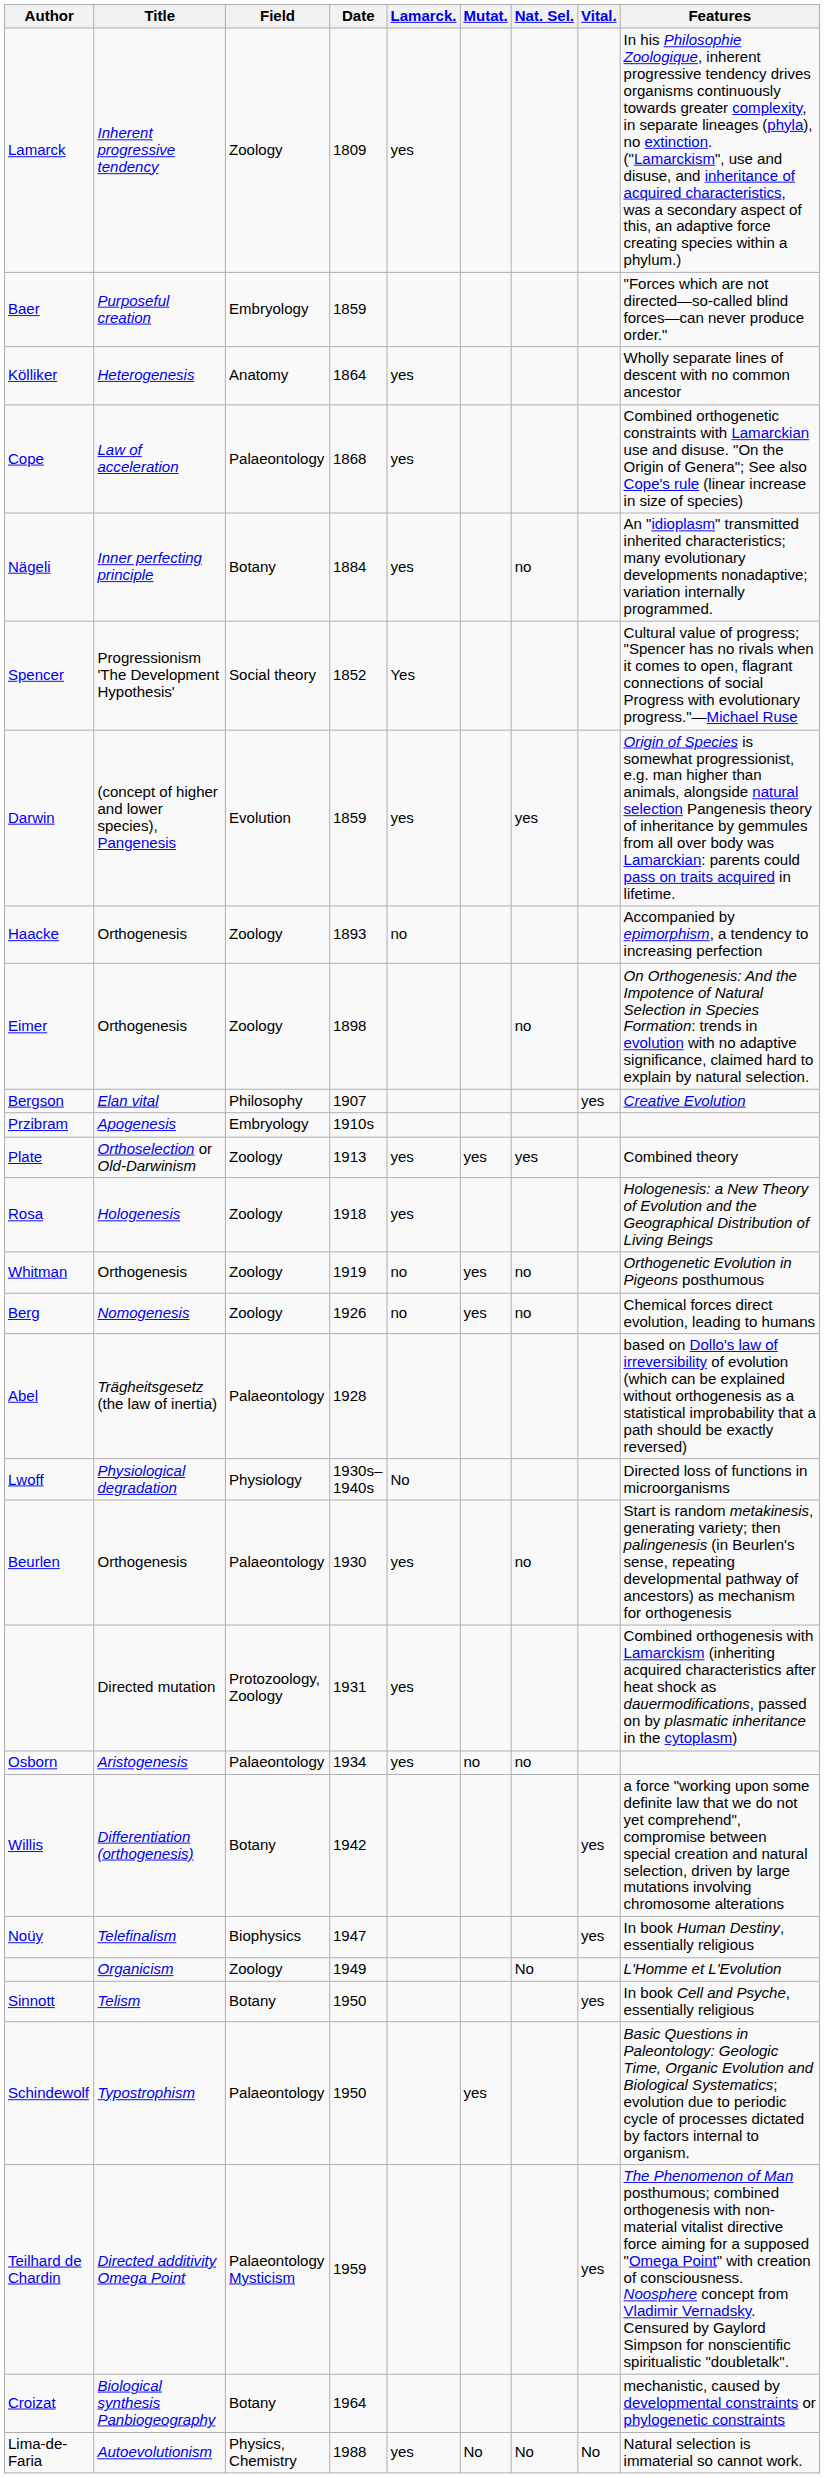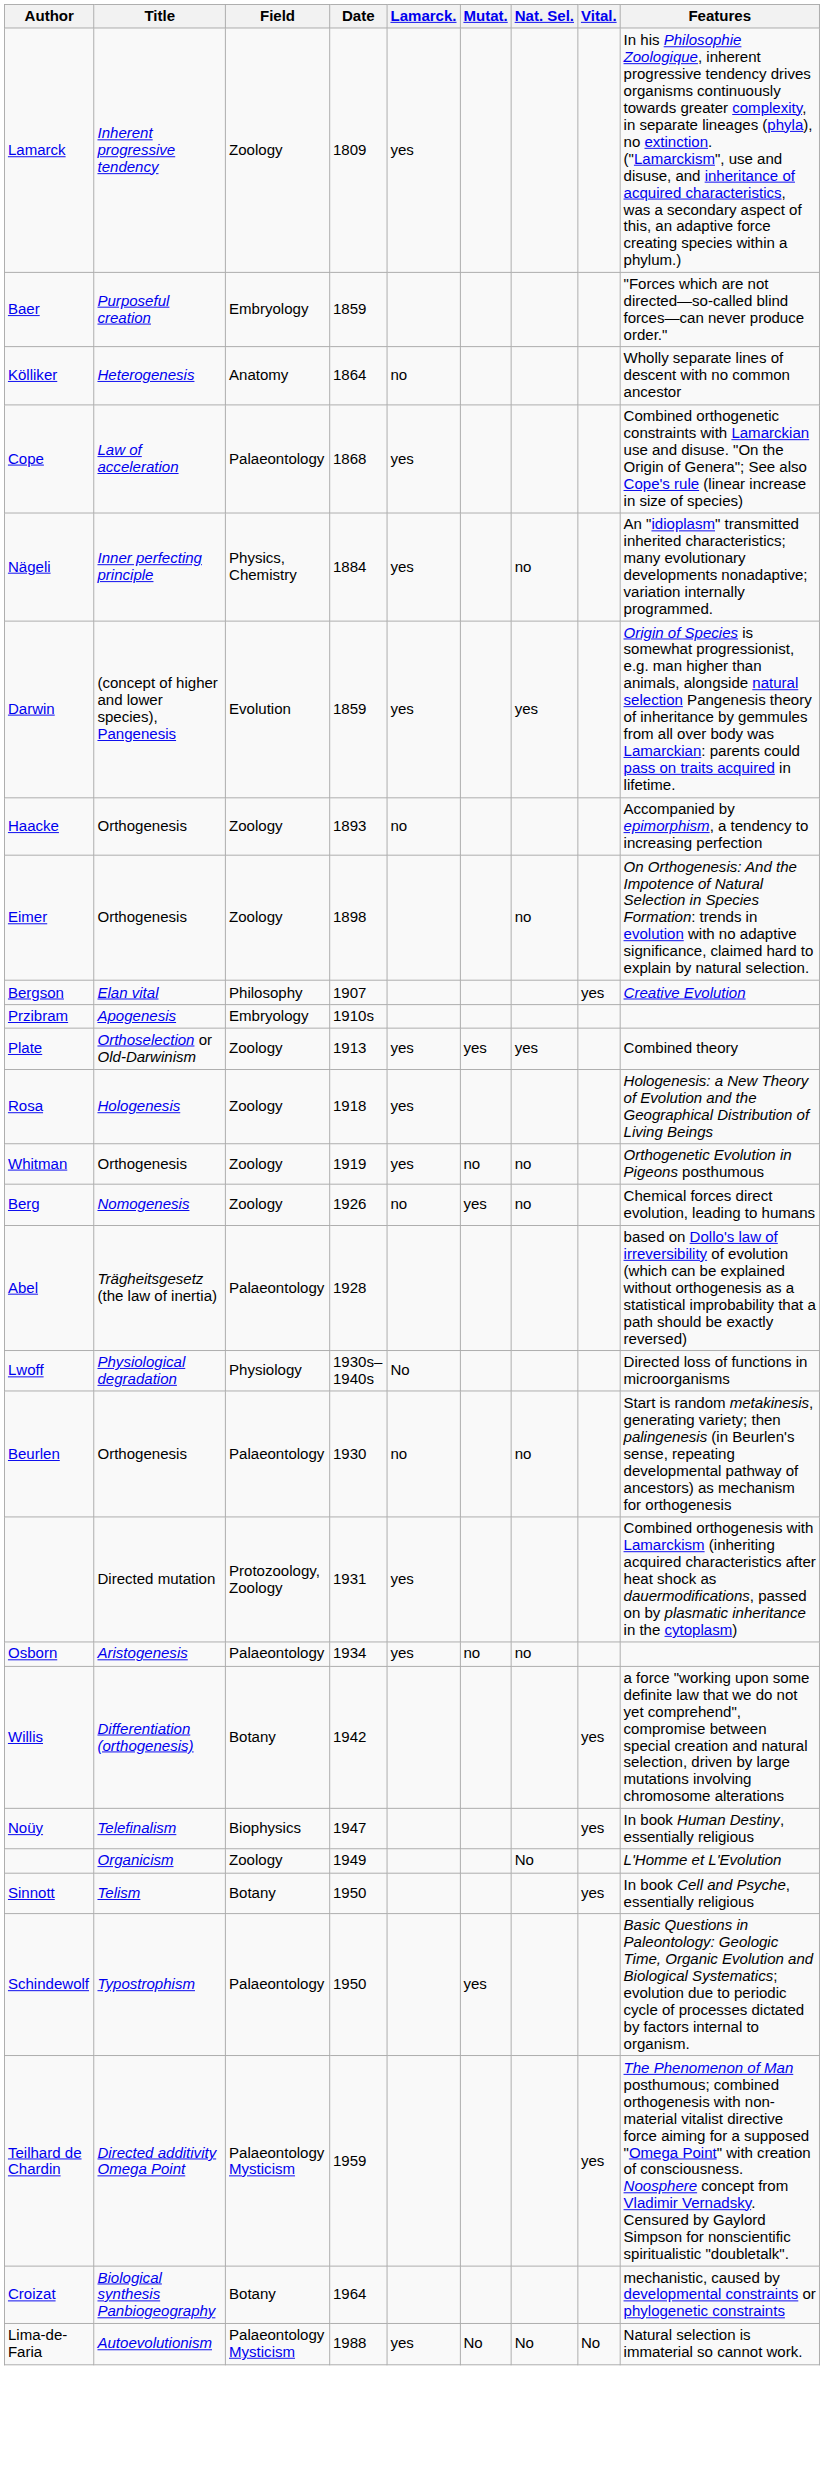(402, 375) yes -> (399, 375) no
(252, 567) Botany -> (263, 567) Physics, Chemistry
- row: (36, 675)
(399, 1272) no -> (402, 1164) yes
(475, 1272) yes -> (472, 1164) no
(402, 1562) yes -> (399, 1454) no
(263, 2452) Physics, Chemistry -> (277, 2343) Palaeontology Mysticism
